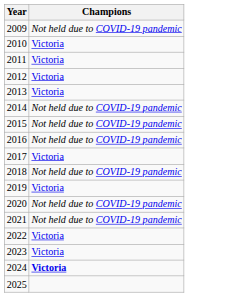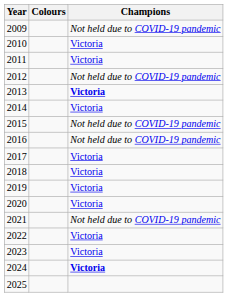+ column: (49, 12)
(48, 76) Victoria -> (145, 76) Not held due to COVID-19 pandemic
(48, 92) normal -> (88, 92) bold
(107, 108) Not held due to COVID-19 pandemic -> (86, 108) Victoria
(107, 172) Not held due to COVID-19 pandemic -> (86, 172) Victoria
(107, 204) Not held due to COVID-19 pandemic -> (86, 204) Victoria
